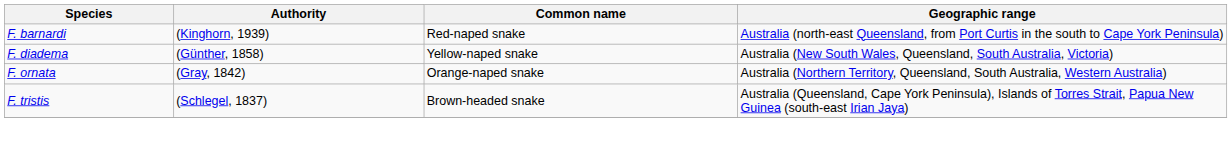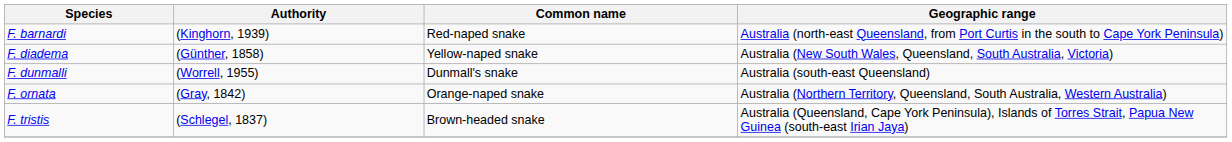+ row: (37, 73)
